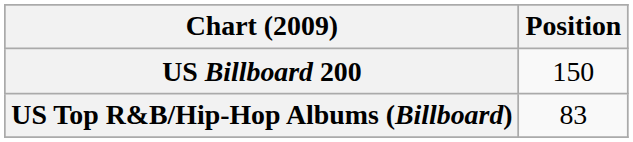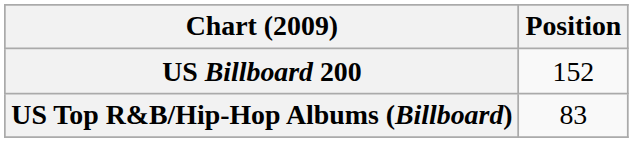(573, 70) 150 -> (573, 70) 152
